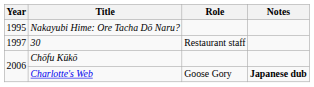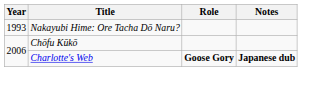(16, 27) 1995 -> (16, 27) 1993
- row: (35, 43)
(208, 74) normal -> (209, 58) bold
